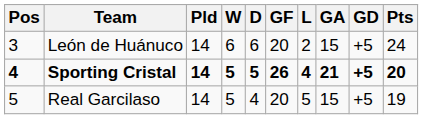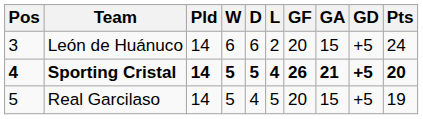columns swapped: (307, 18) <-> (282, 18)
